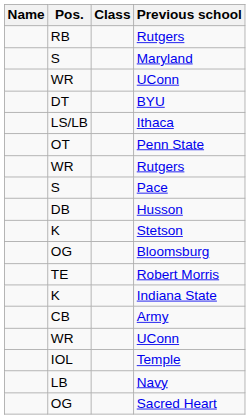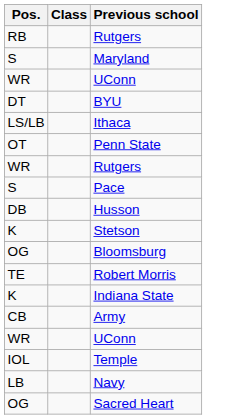- column: (26, 15)
